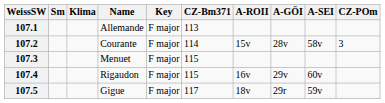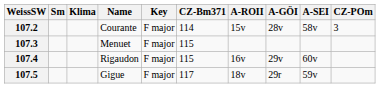- row: (26, 28)
